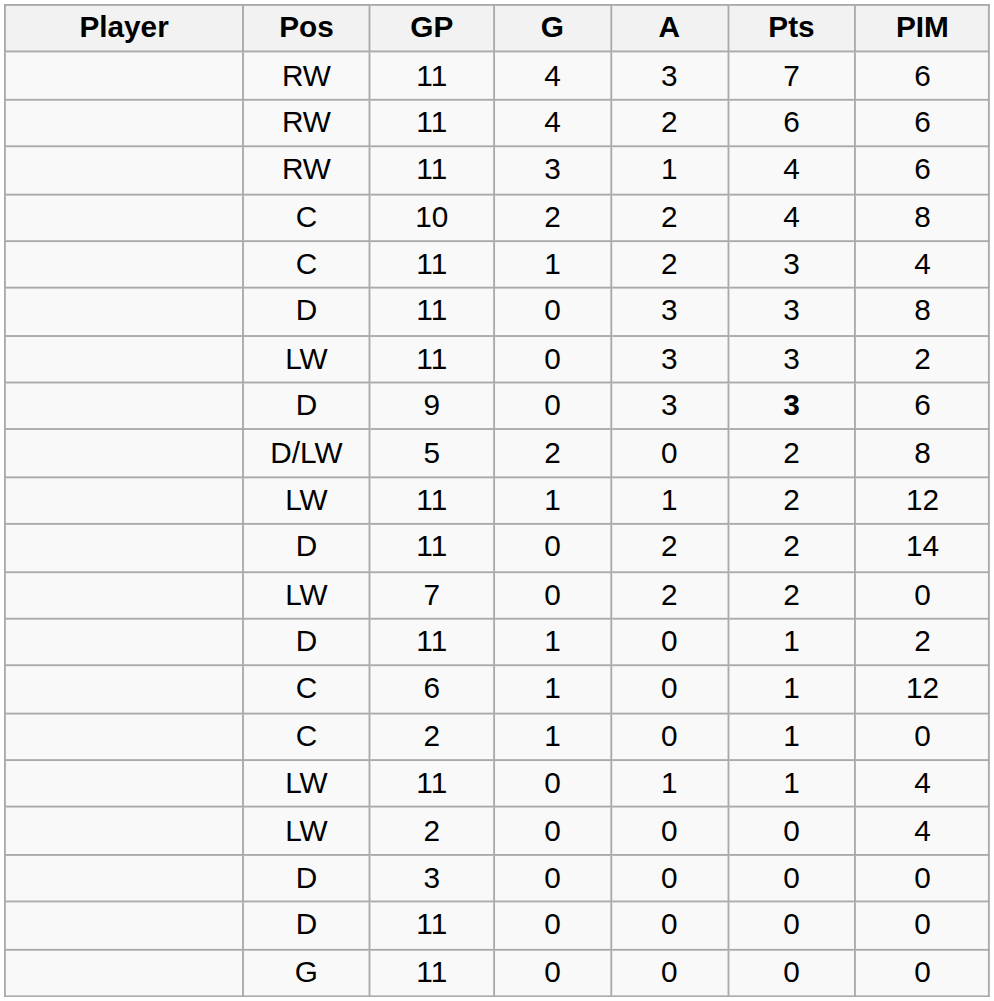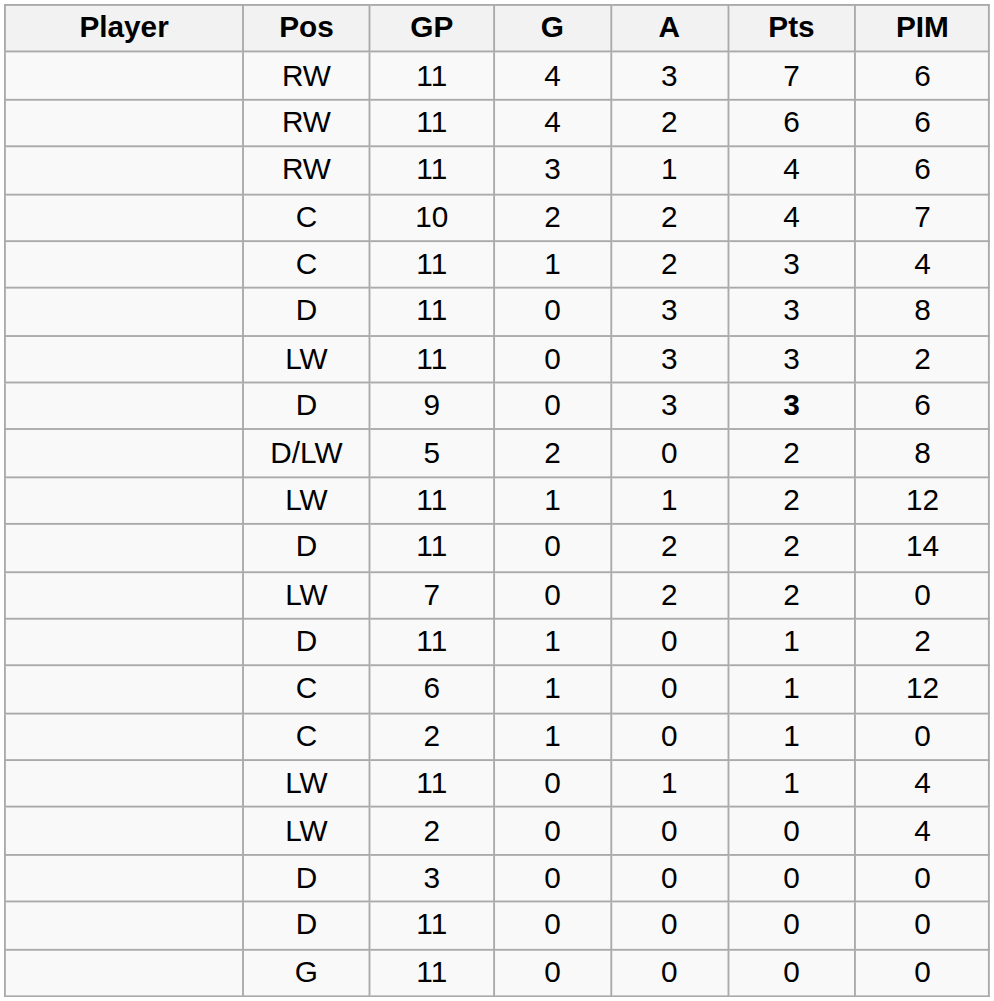(922, 216) 8 -> (922, 216) 7
